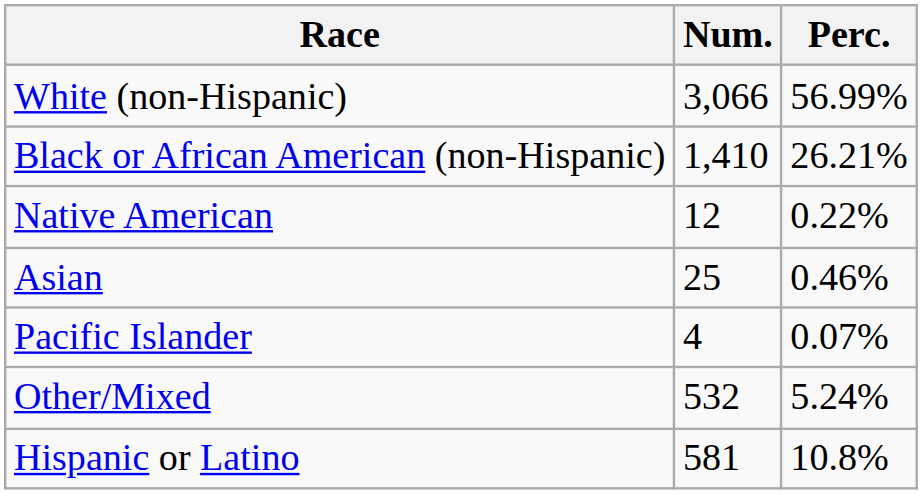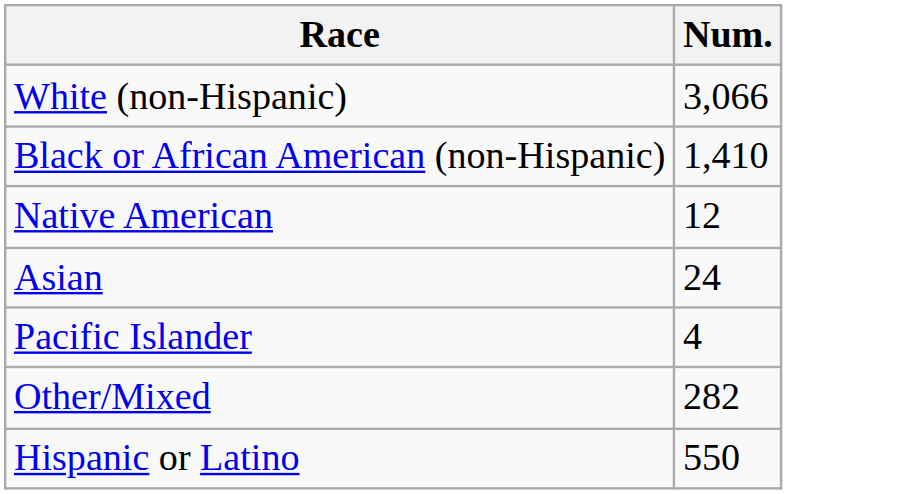- column: (849, 34)
(702, 276) 25 -> (702, 276) 24
(711, 397) 532 -> (711, 397) 282
(711, 457) 581 -> (711, 457) 550
